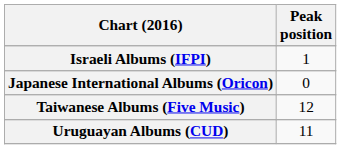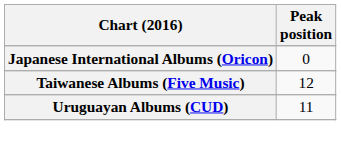- row: (141, 58)
